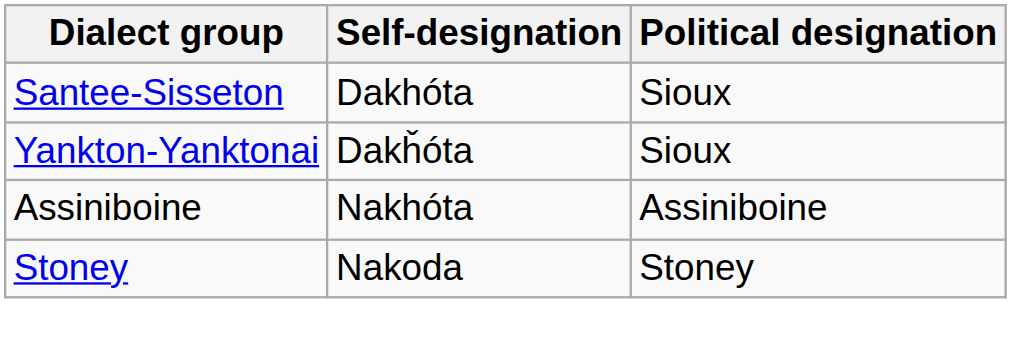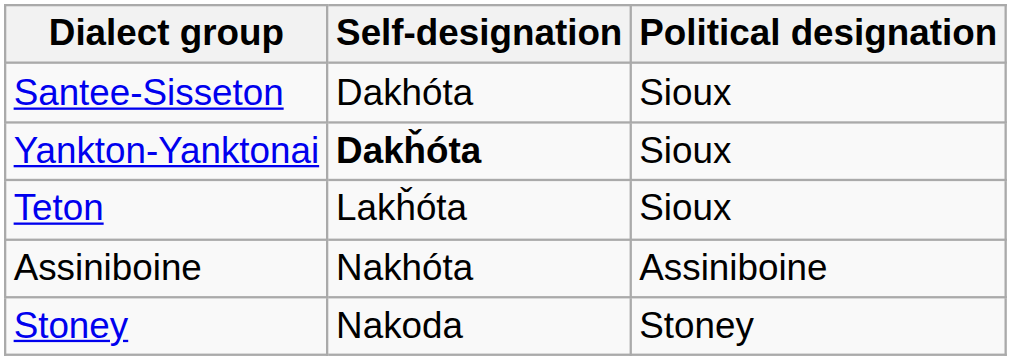(405, 150) normal -> (409, 150) bold
+ row: (59, 208)
